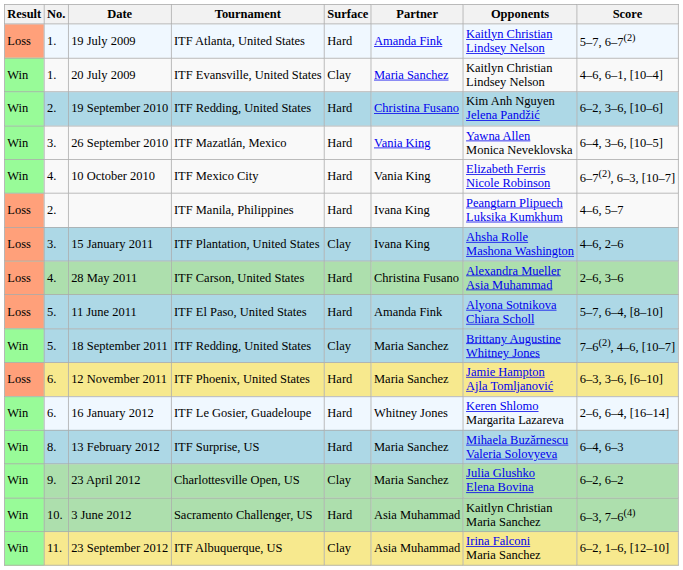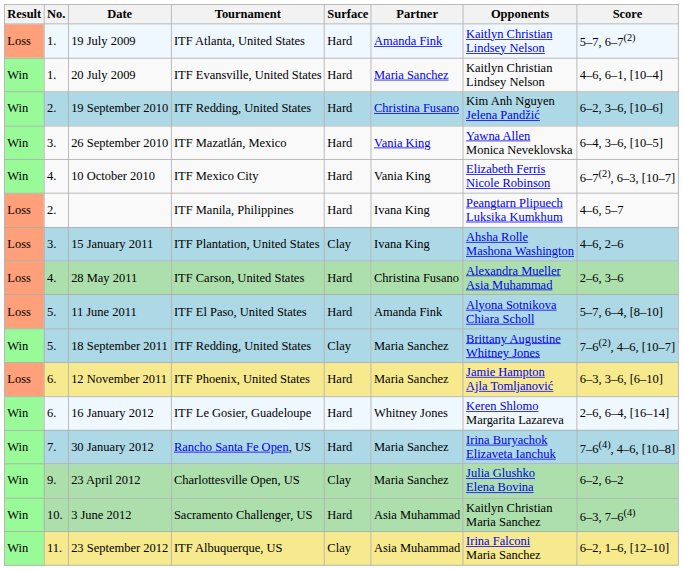(339, 75) Clay -> (340, 75) Hard
+ row: (112, 447)
- row: (115, 447)
